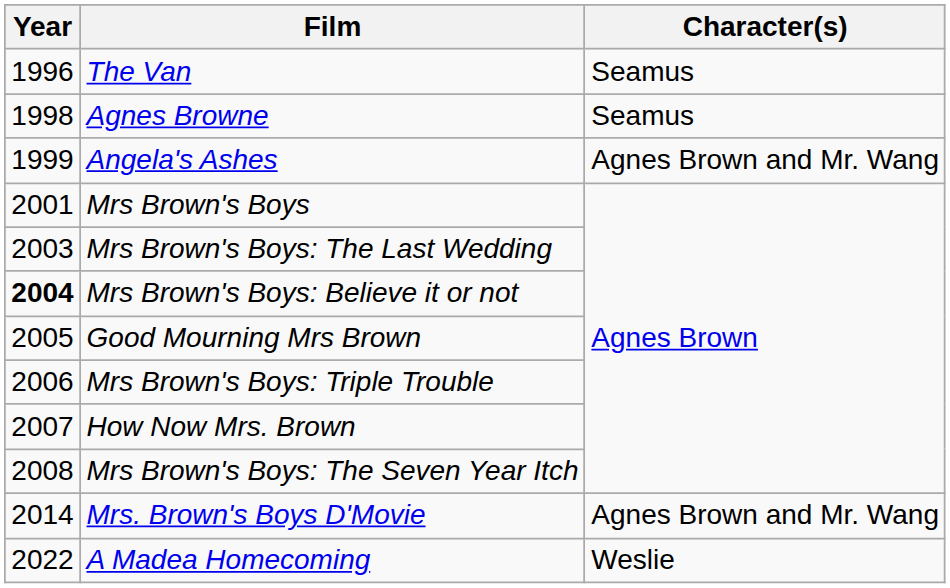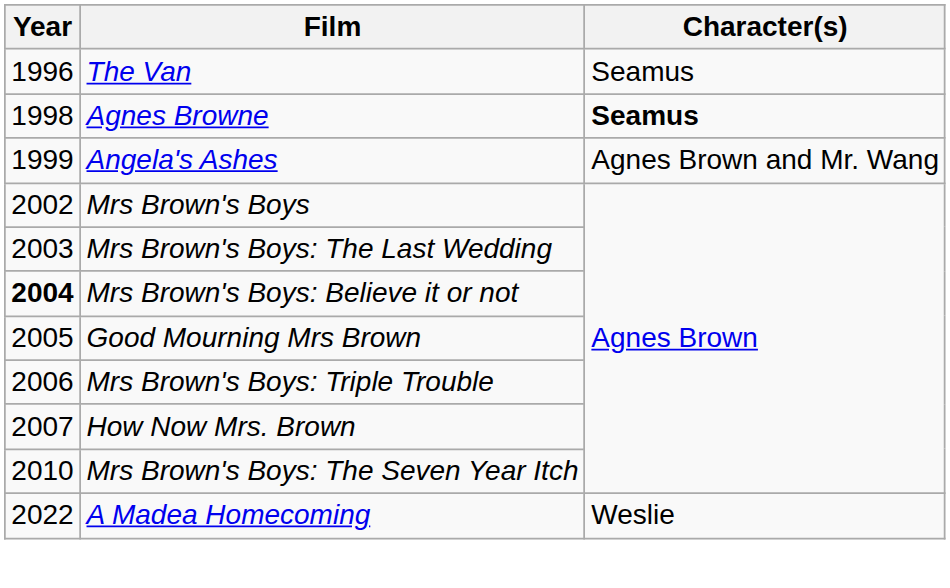(643, 115) normal -> (645, 115) bold
(42, 204) 2001 -> (42, 204) 2002
(42, 470) 2008 -> (42, 470) 2010
- row: (256, 515)
